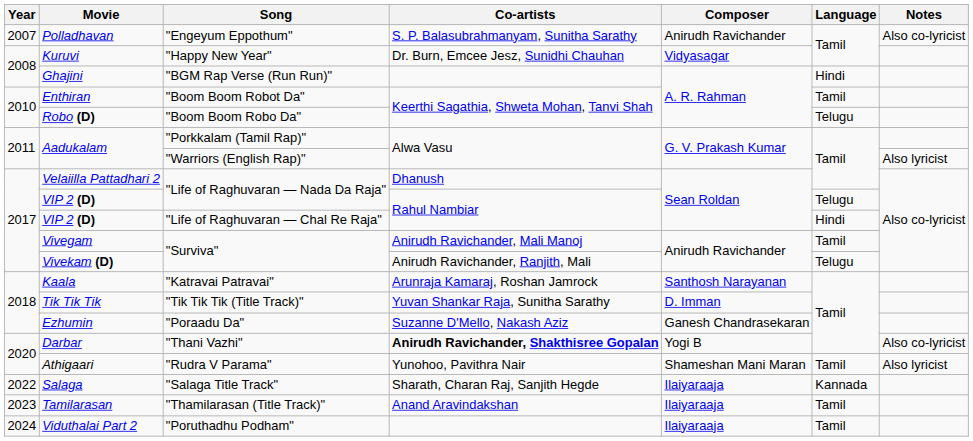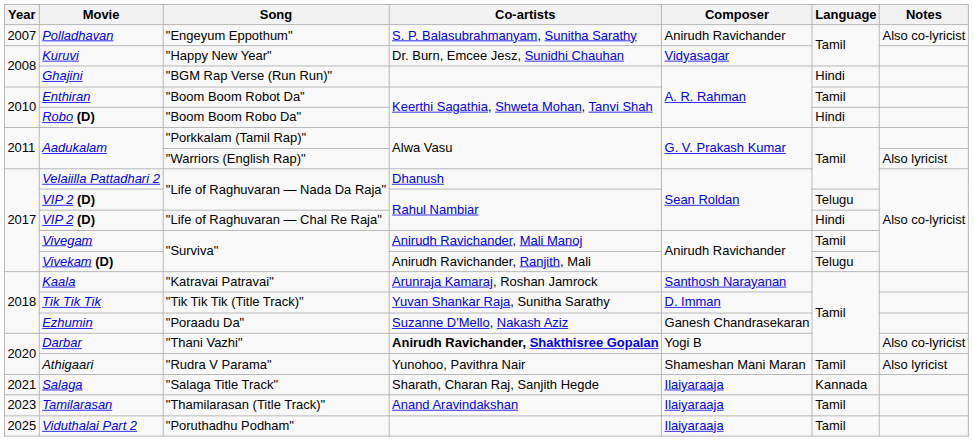(834, 117) Telugu -> (830, 117) Hindi
(22, 384) 2022 -> (22, 384) 2021
(22, 425) 2024 -> (22, 425) 2025
